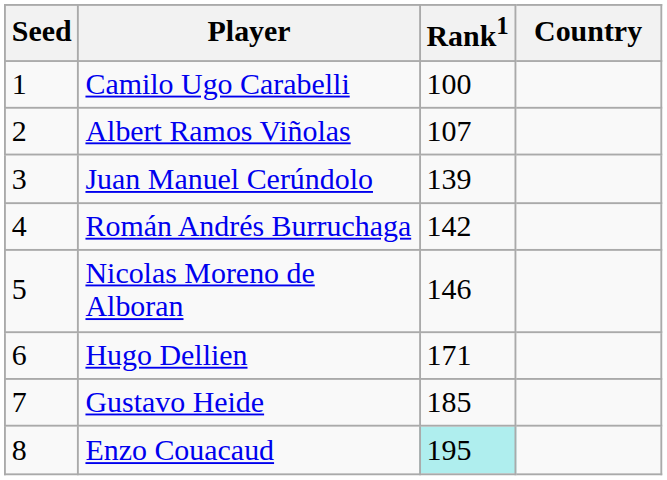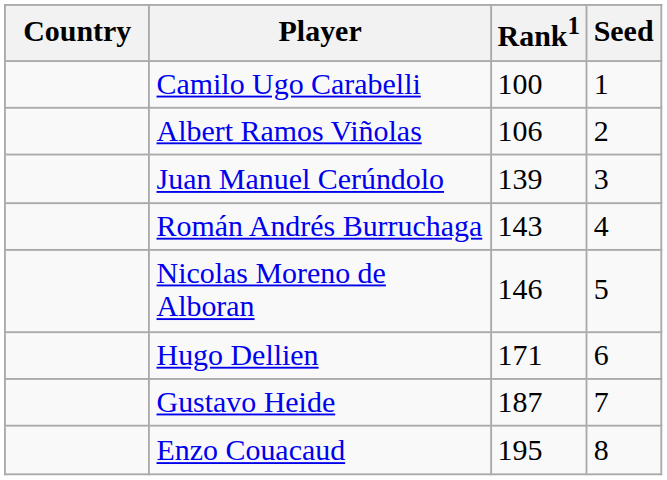columns swapped: (588, 32) <-> (42, 32)
(449, 131) 107 -> (520, 131) 106
(449, 226) 142 -> (520, 226) 143
(449, 402) 185 -> (520, 402) 187
(449, 449) paleturquoise background -> (520, 449) no background
